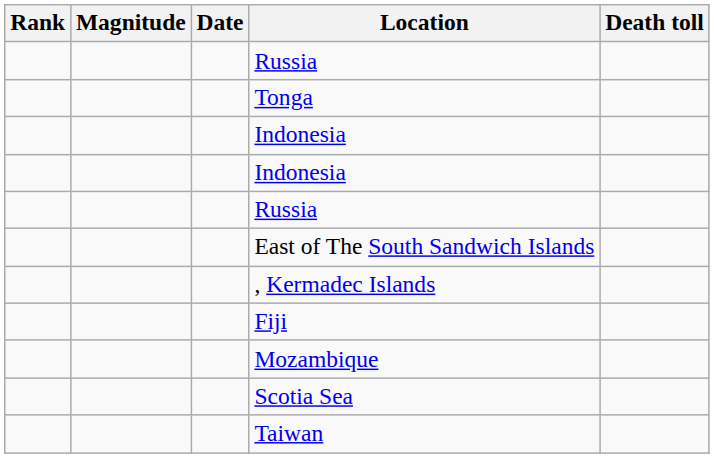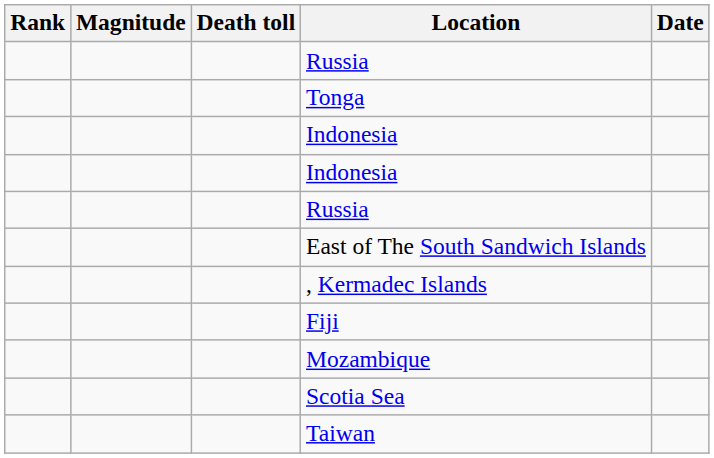columns swapped: (654, 23) <-> (220, 23)
